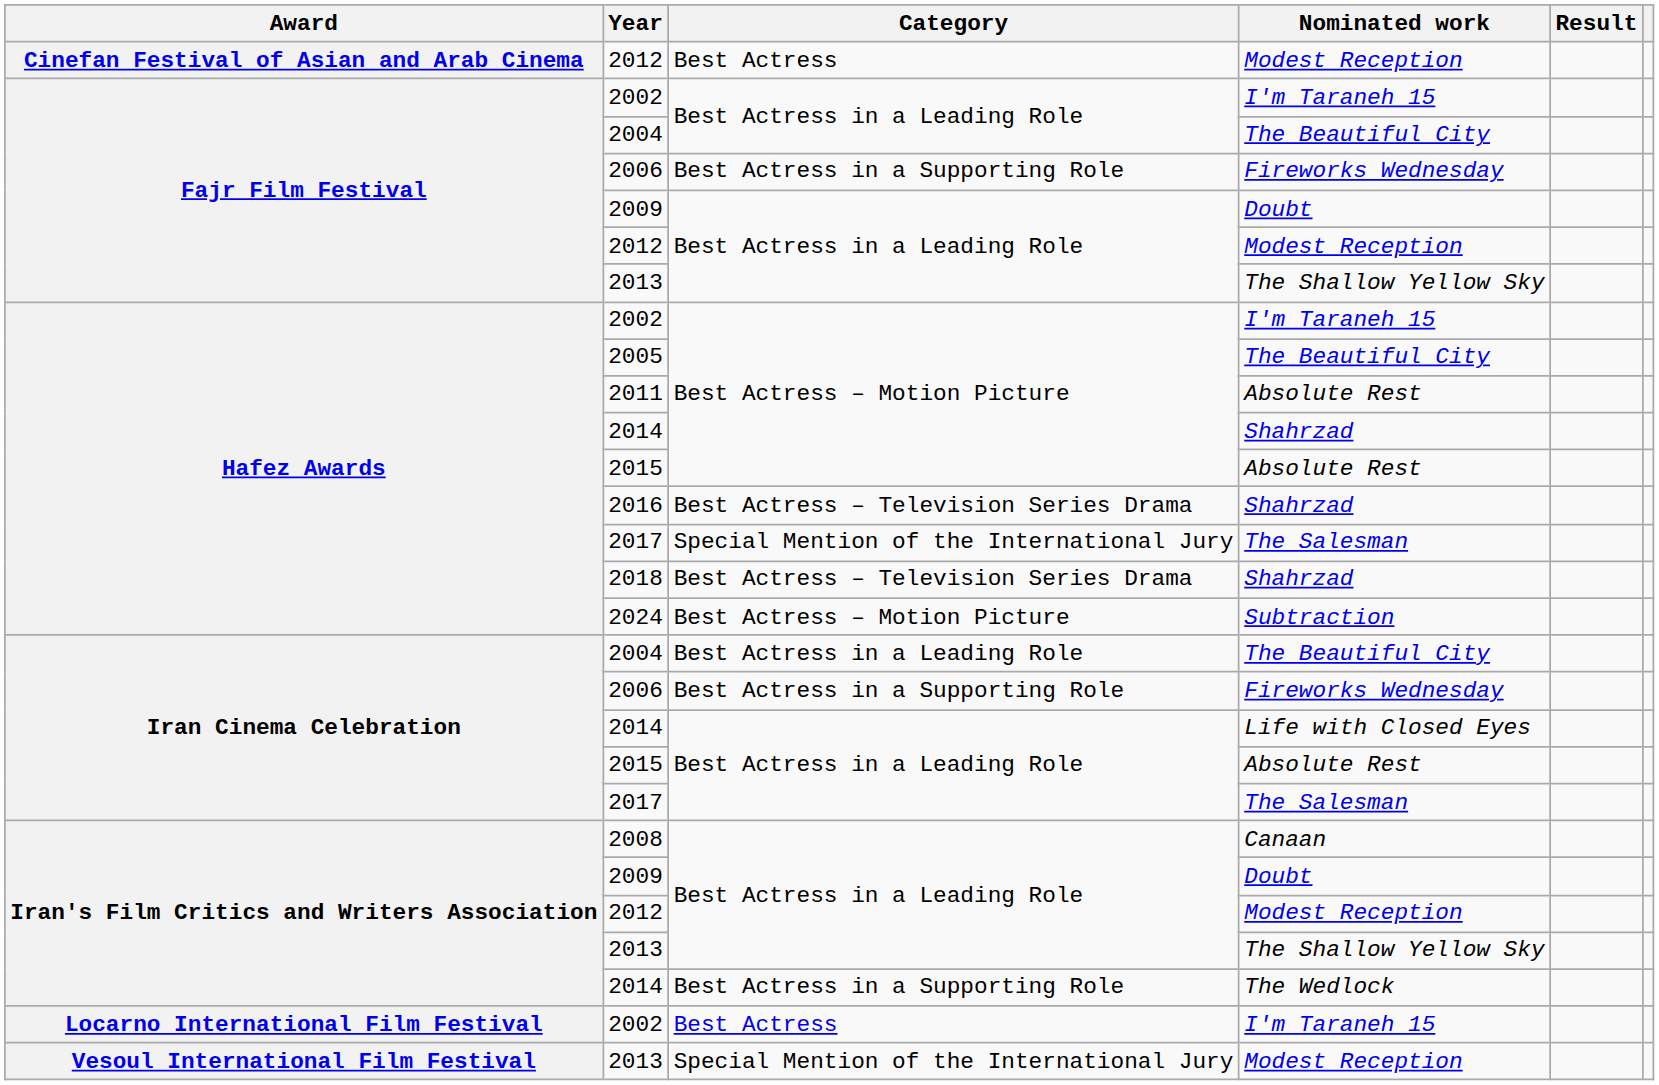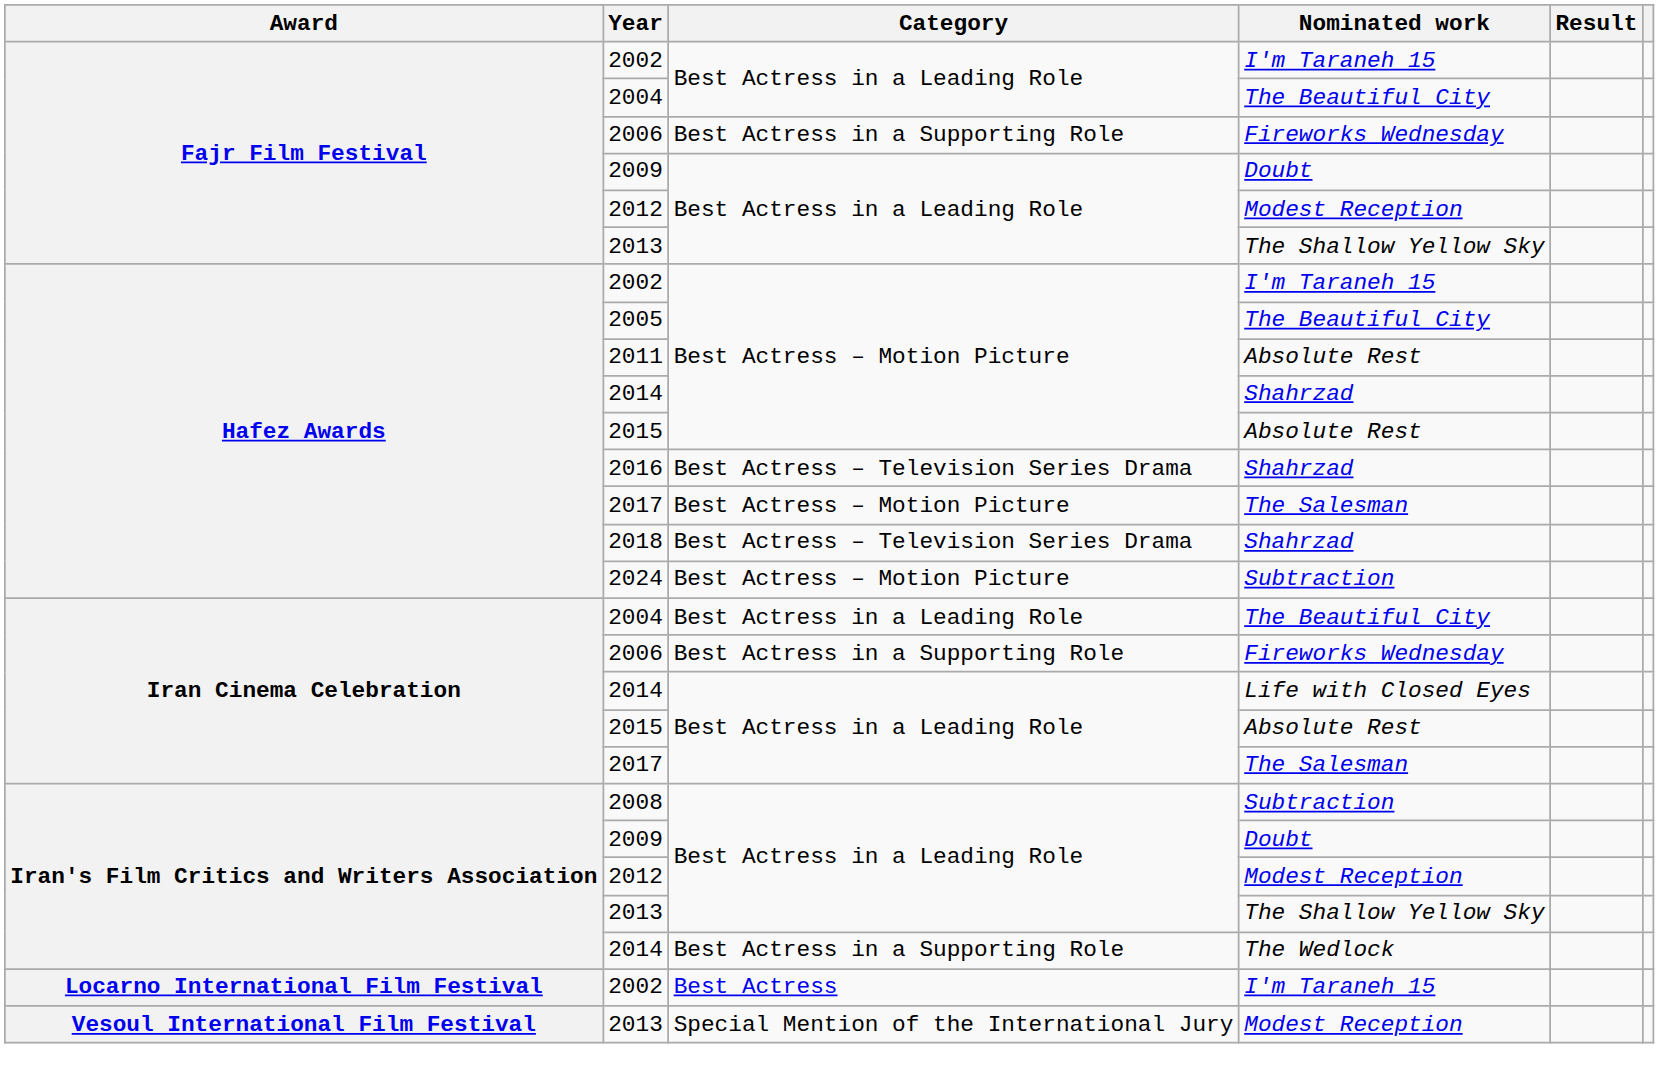- row: (304, 60)
(954, 543) Special Mention of the International Jury -> (872, 505) Best Actress – Motion Picture
(1285, 839) Canaan -> (1319, 802) Subtraction
